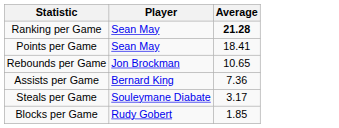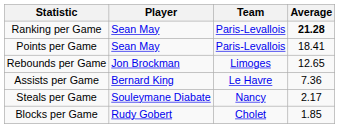+ column: (251, 13)
(237, 64) 10.65 -> (311, 64) 12.65
(237, 98) 3.17 -> (311, 98) 2.17
